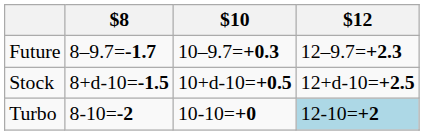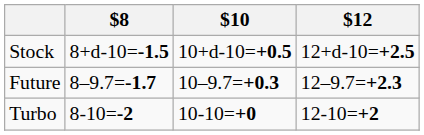rows swapped: (32, 82) <-> (35, 51)
(340, 113) lightblue background -> (340, 113) no background
